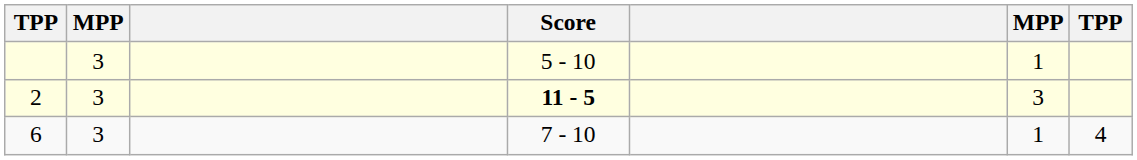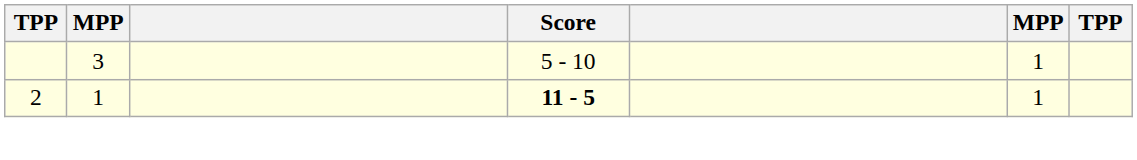(98, 97) 3 -> (98, 97) 1
(1038, 97) 3 -> (1038, 97) 1
- row: (36, 135)
